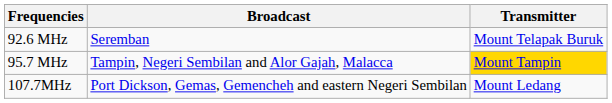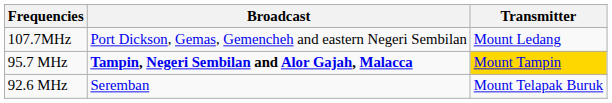rows swapped: (38, 39) <-> (40, 86)
(242, 62) normal -> (252, 62) bold
